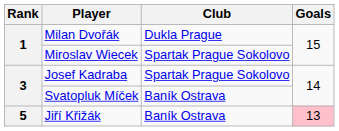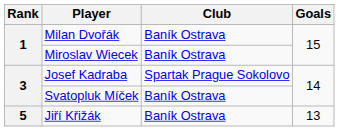(183, 34) Dukla Prague -> (185, 34) Baník Ostrava
(217, 55) Spartak Prague Sokolovo -> (185, 55) Baník Ostrava
(313, 116) pink background -> (313, 116) no background
